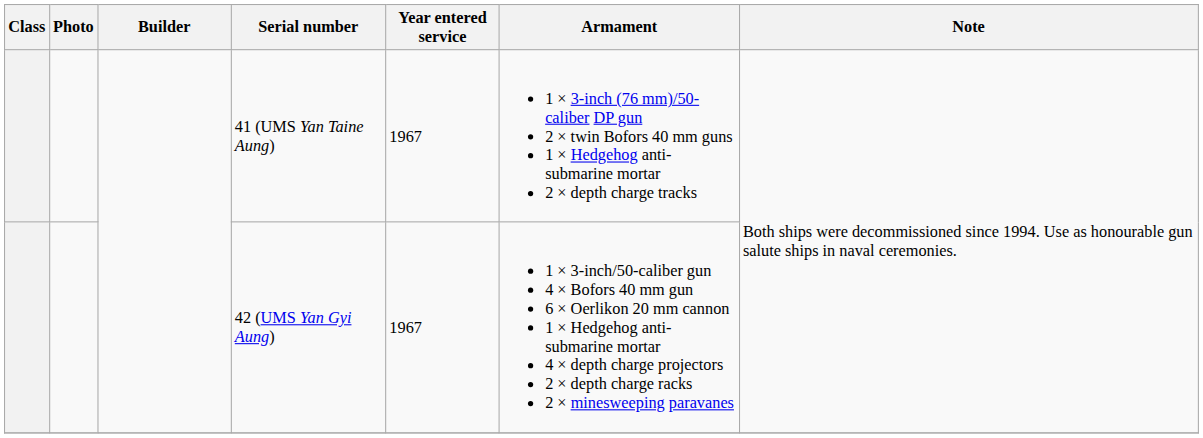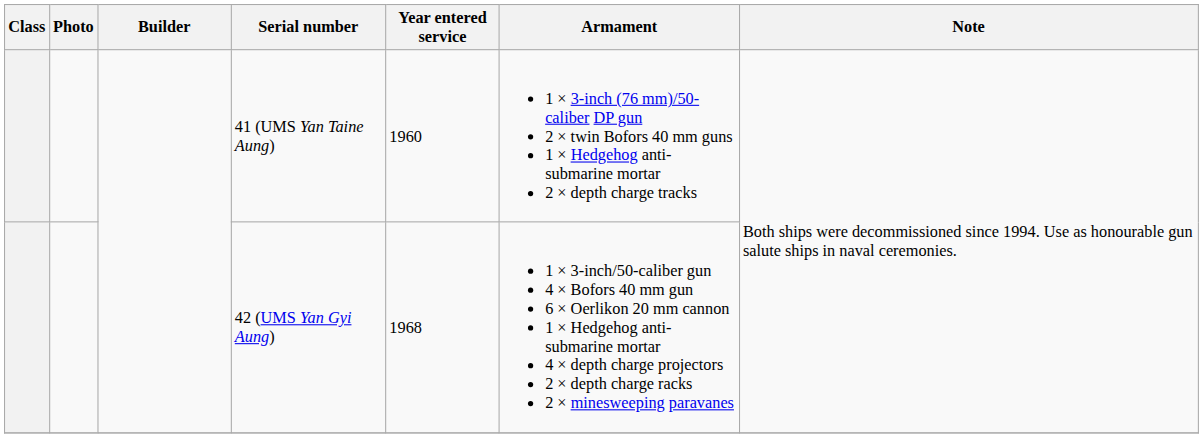(406, 135) 1967 -> (406, 135) 1960
(406, 326) 1967 -> (406, 326) 1968
